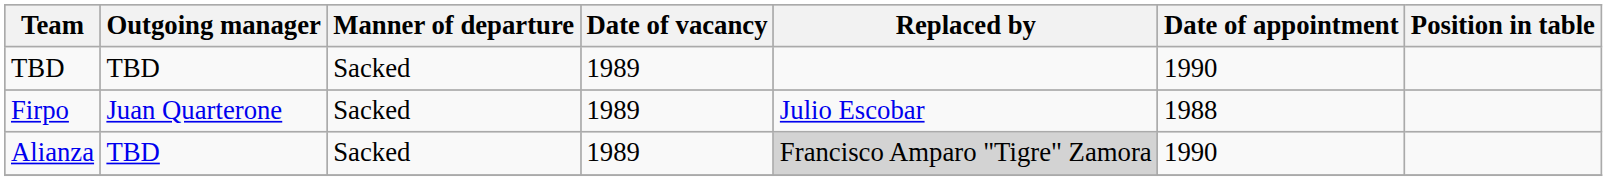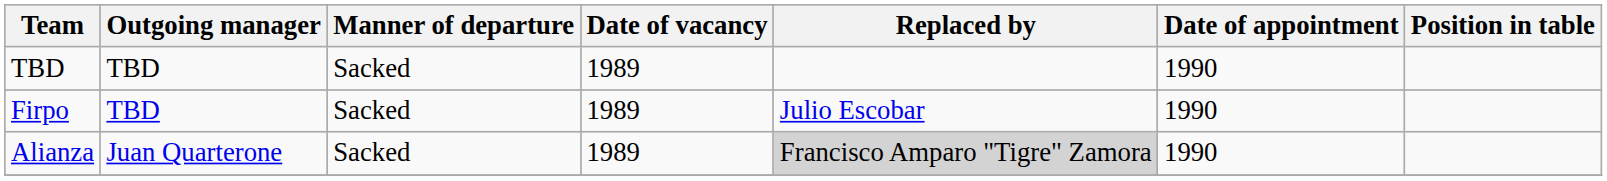(194, 110) Juan Quarterone -> (133, 110) TBD
(1191, 110) 1988 -> (1191, 110) 1990
(133, 152) TBD -> (194, 152) Juan Quarterone
